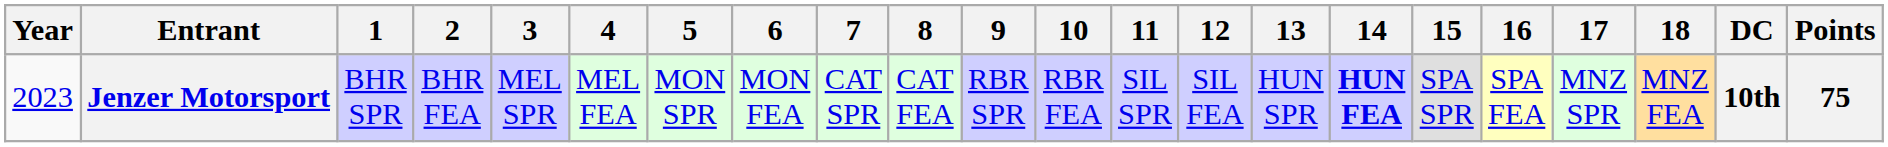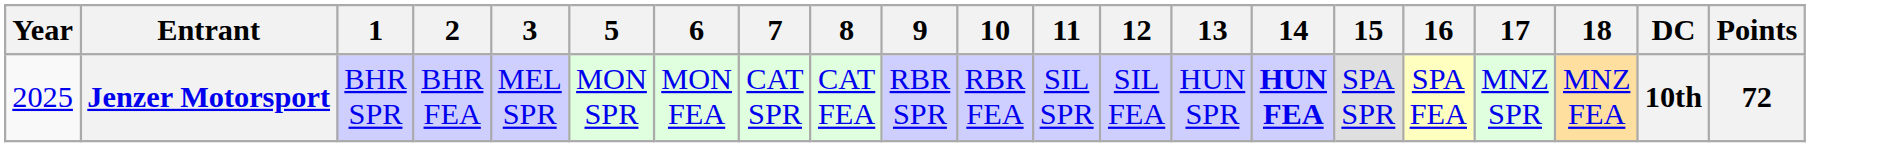- column: (608, 29)
(43, 96) 2023 -> (43, 96) 2025
(1835, 96) 75 -> (1757, 96) 72
